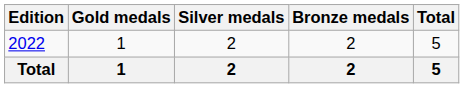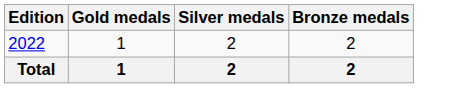- column: (436, 17)
